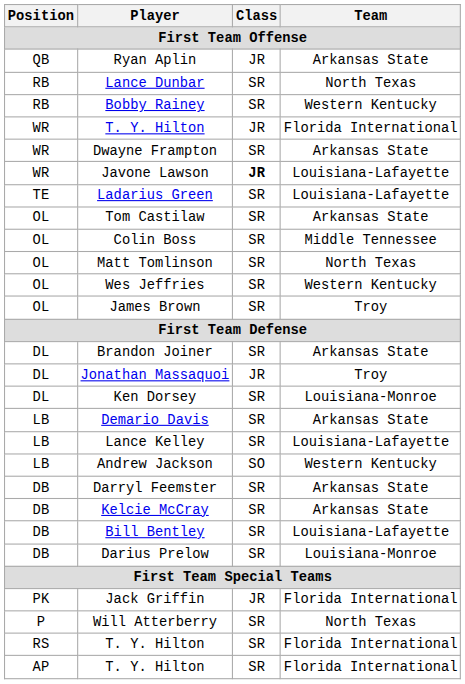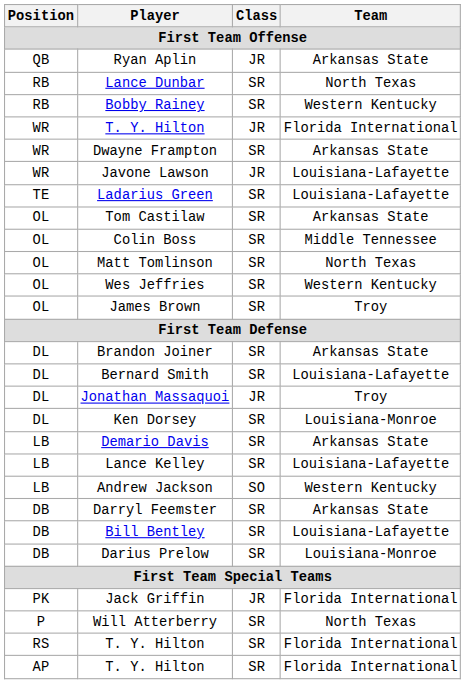(257, 173) bold -> (257, 173) normal
+ row: (41, 375)
- row: (41, 510)
